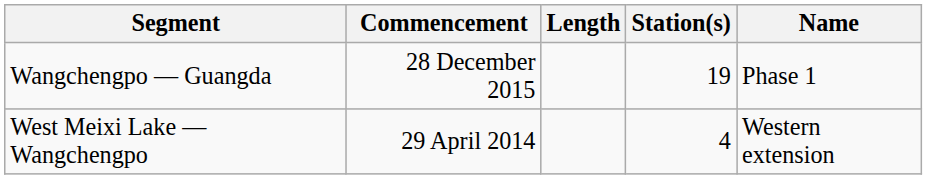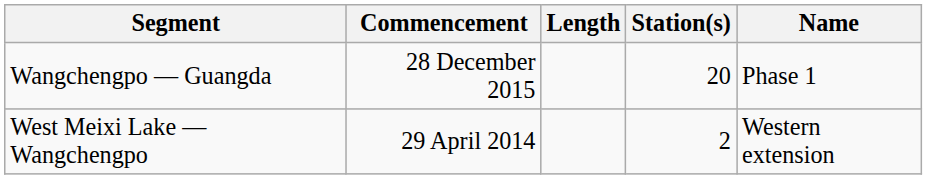(719, 75) 19 -> (719, 75) 20
(725, 141) 4 -> (725, 141) 2
